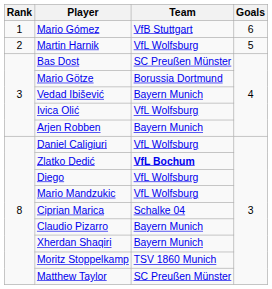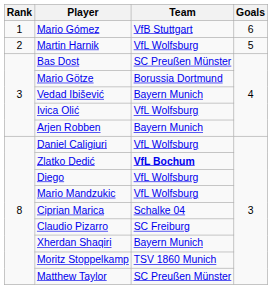(168, 227) Bayern Munich -> (162, 227) SC Freiburg
